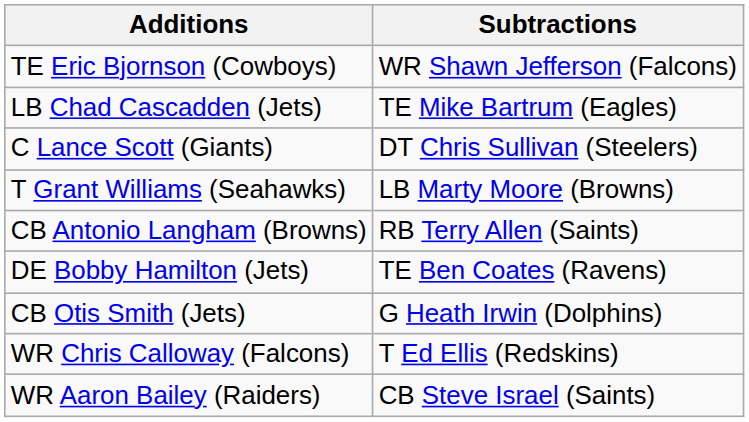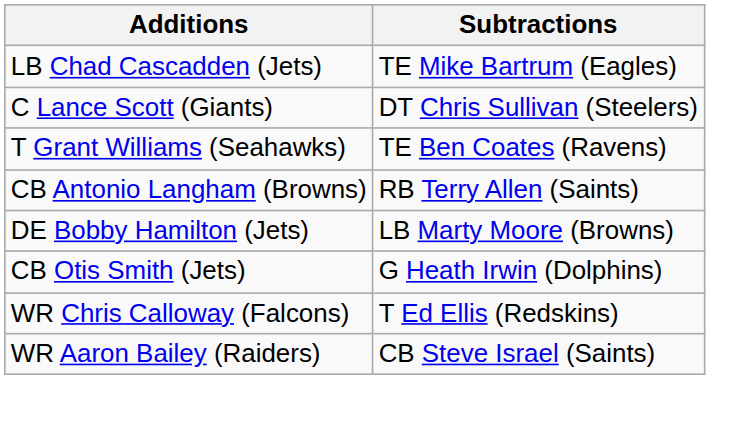- row: (174, 66)
(526, 189) LB Marty Moore (Browns) -> (523, 148) TE Ben Coates (Ravens)
(523, 271) TE Ben Coates (Ravens) -> (526, 230) LB Marty Moore (Browns)
